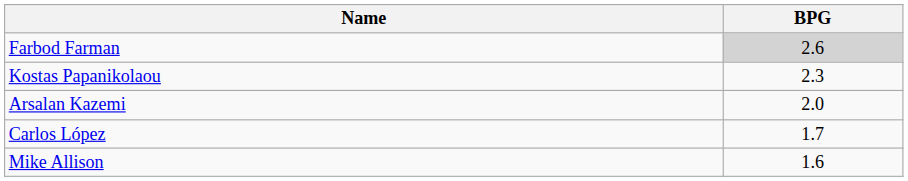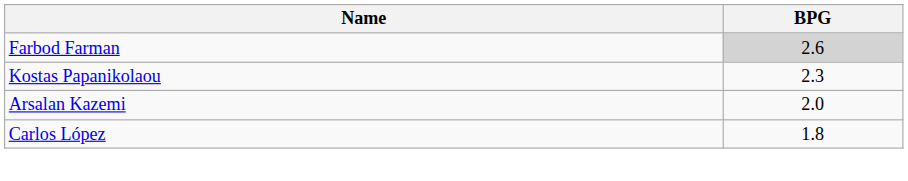(813, 133) 1.7 -> (813, 133) 1.8
- row: (56, 162)
